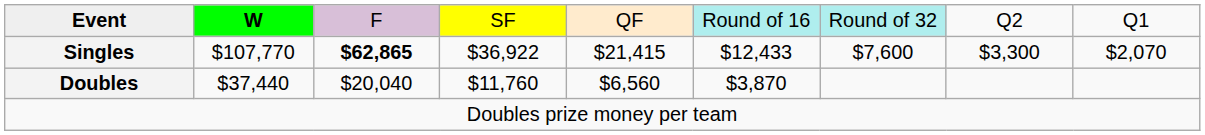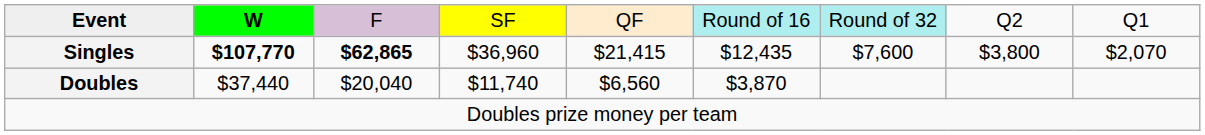(253, 52) normal -> (253, 52) bold
(503, 52) $36,922 -> (503, 52) $36,960
(756, 52) $12,433 -> (756, 52) $12,435
(1009, 52) $3,300 -> (1009, 52) $3,800
(503, 84) $11,760 -> (503, 84) $11,740
